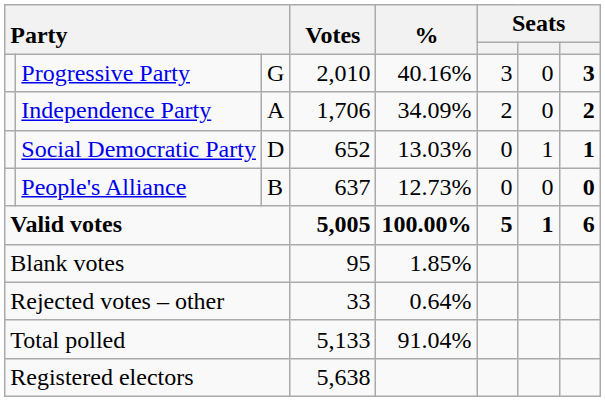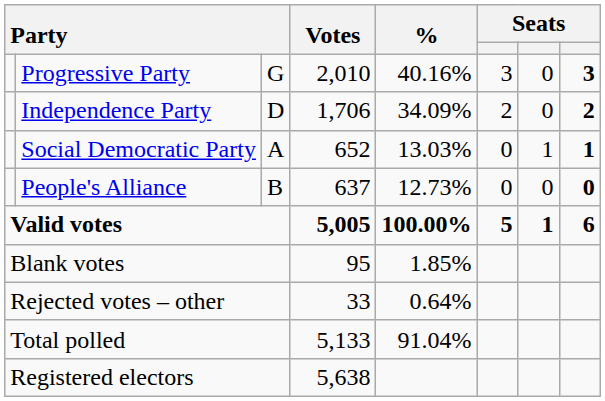(276, 110) A -> (276, 110) D
(276, 148) D -> (276, 148) A
